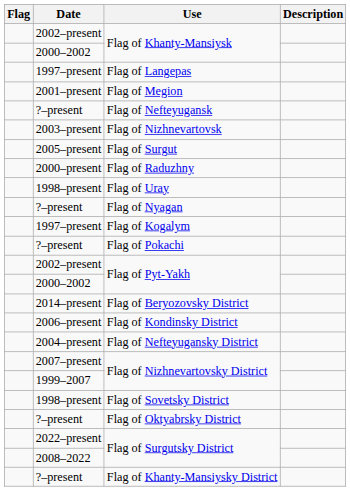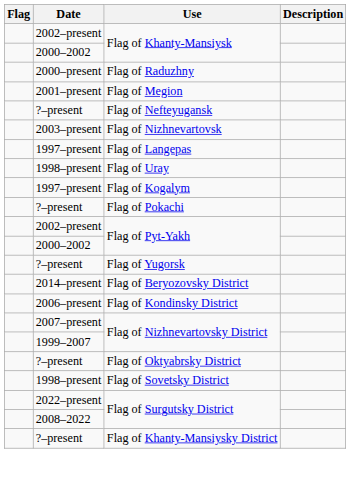rows swapped: (69, 71) <-> (69, 168)
- row: (69, 149)
- row: (59, 206)
+ row: (59, 264)
- row: (69, 341)
rows swapped: (59, 419) <-> (69, 399)
